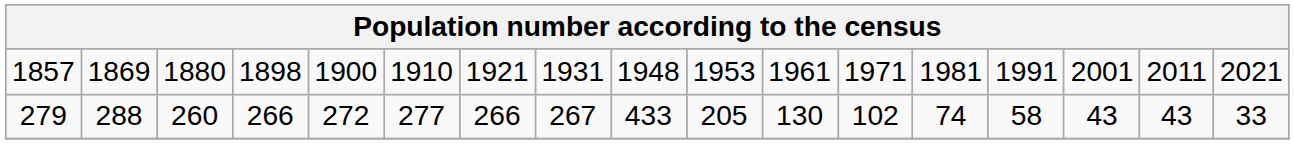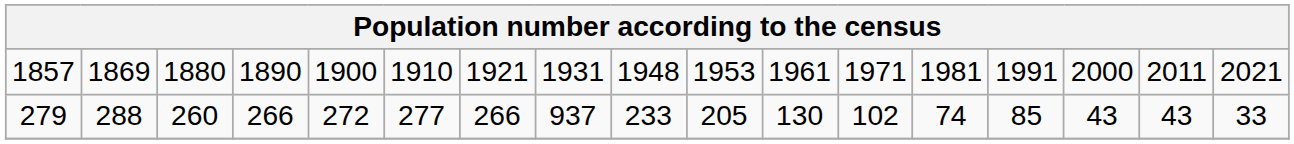(270, 71) 1898 -> (270, 71) 1890
(1102, 71) 2001 -> (1102, 71) 2000
(573, 116) 267 -> (573, 116) 937
(648, 116) 433 -> (648, 116) 233
(1026, 116) 58 -> (1026, 116) 85
